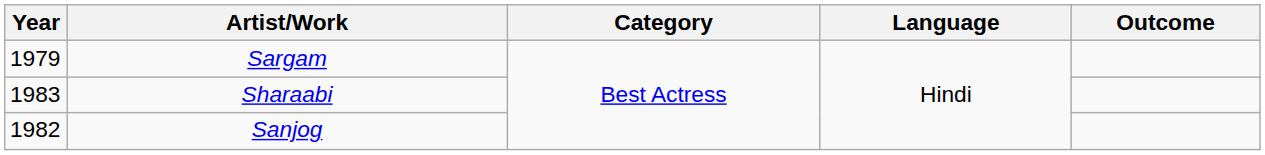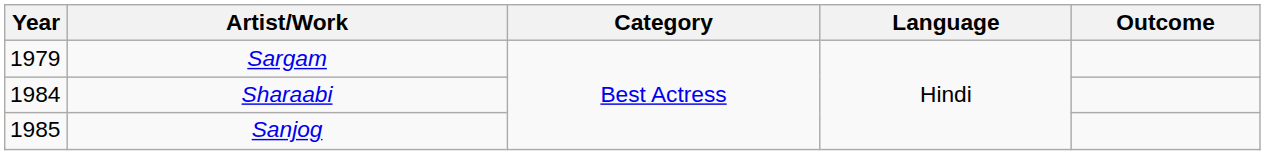(35, 94) 1983 -> (35, 94) 1984
(35, 130) 1982 -> (35, 130) 1985
